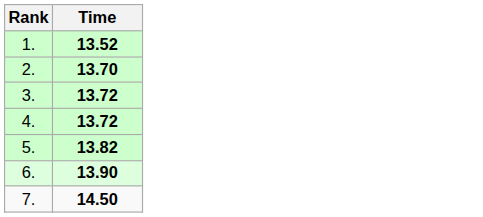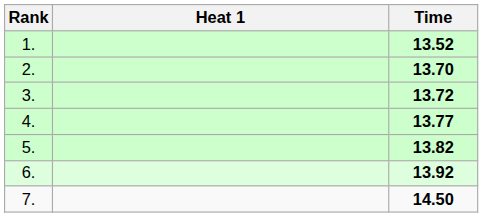+ column: (220, 18)
(97, 122) 13.72 -> (433, 122) 13.77
(97, 174) 13.90 -> (433, 174) 13.92
